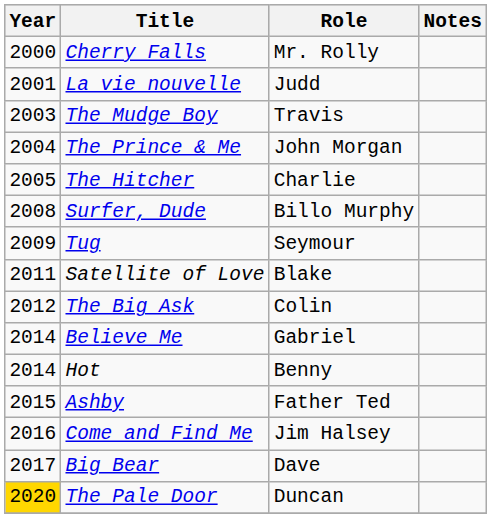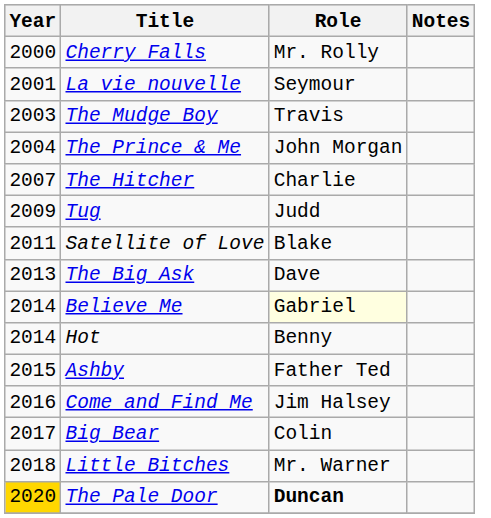(297, 84) Judd -> (315, 84) Seymour
(33, 180) 2005 -> (33, 180) 2007
- row: (136, 211)
(315, 243) Seymour -> (297, 211) Judd
(33, 307) 2012 -> (33, 275) 2013
(303, 307) Colin -> (297, 275) Dave
(315, 338) no background -> (315, 307) lightyellow background
(297, 466) Dave -> (303, 434) Colin
+ row: (147, 466)
(309, 497) normal -> (309, 497) bold
